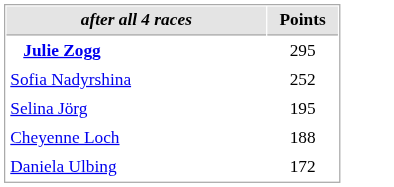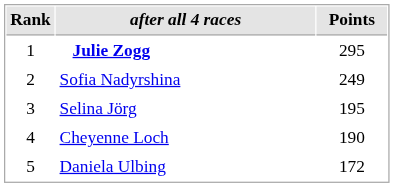+ column: (31, 20)
(303, 79) 252 -> (352, 79) 249
(303, 137) 188 -> (352, 137) 190
